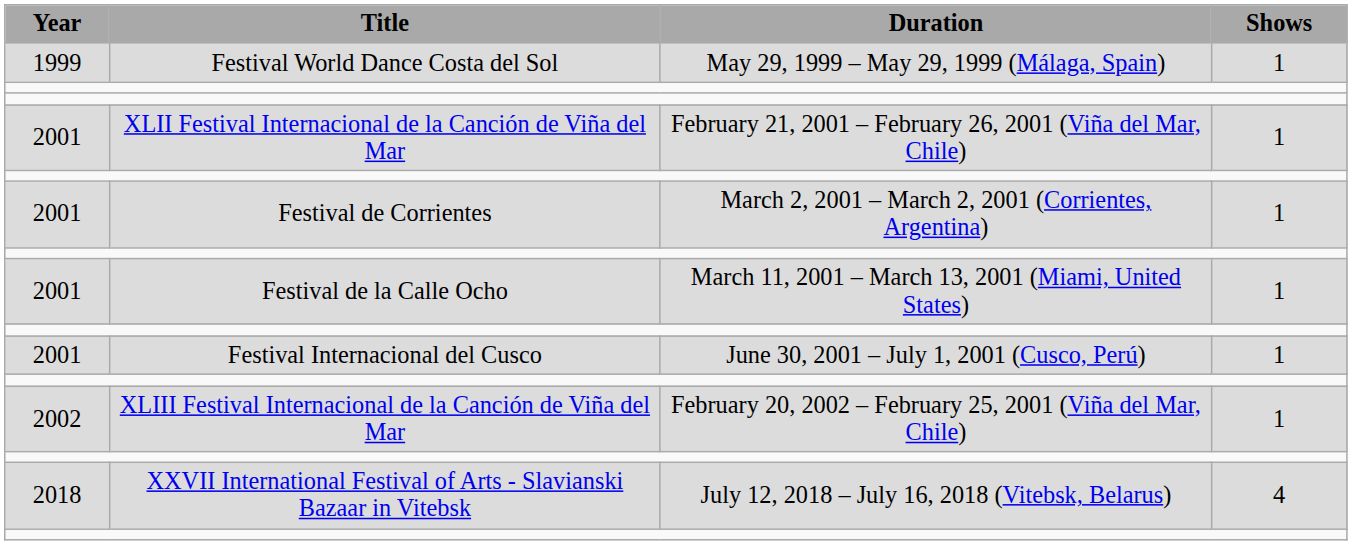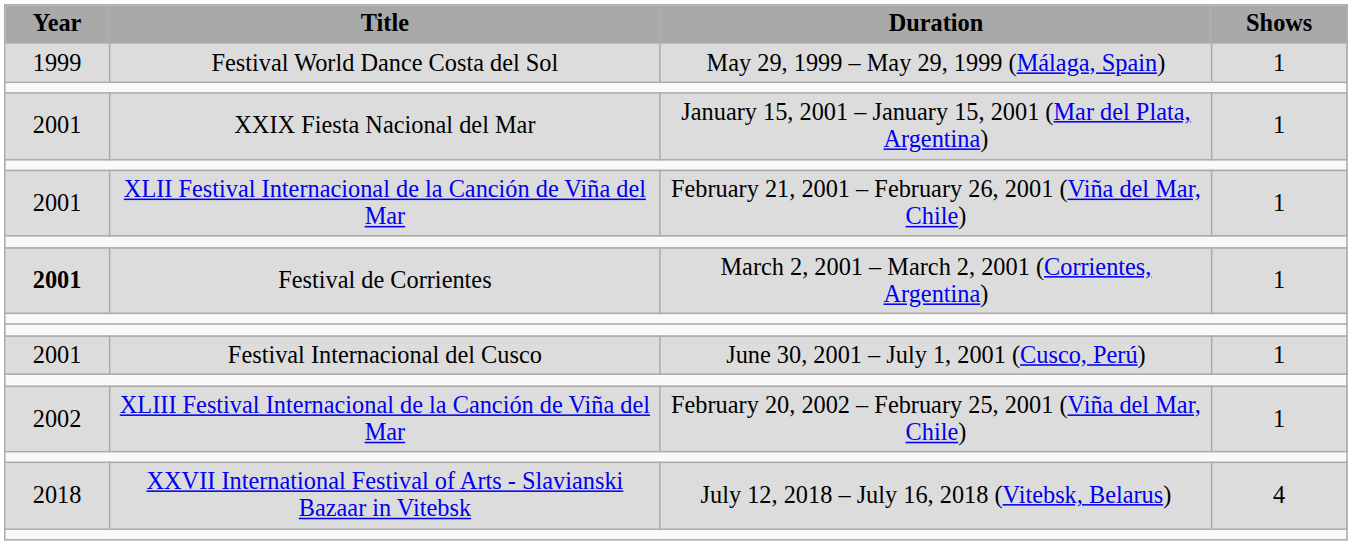+ row: (385, 125)
(57, 214) normal -> (57, 280) bold
- row: (385, 291)
